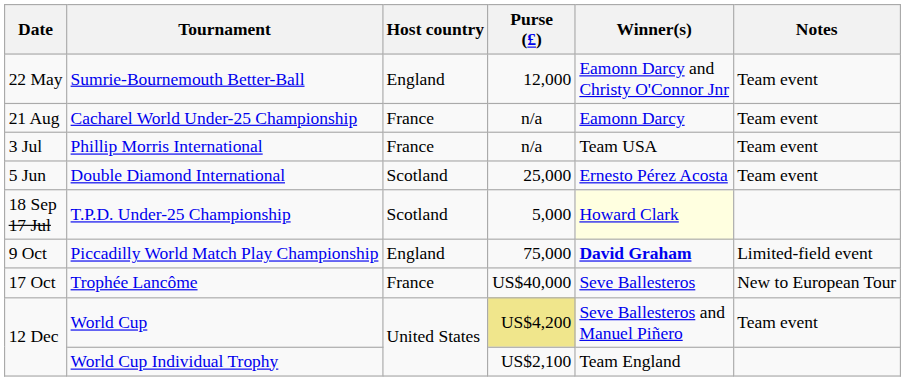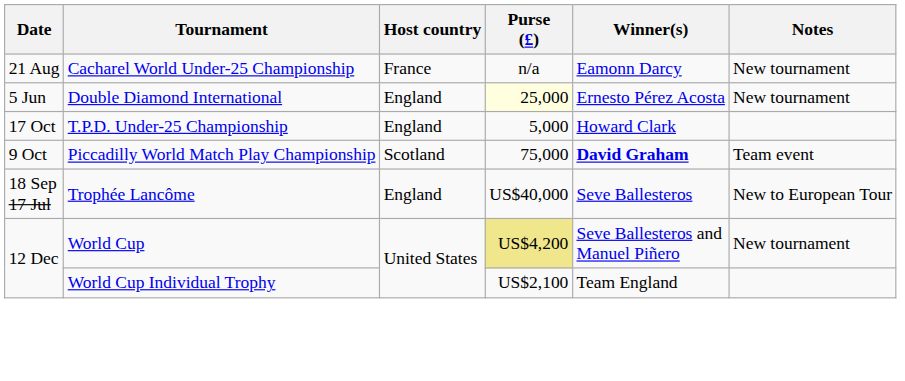- row: (188, 78)
(778, 118) Team event -> (791, 68) New tournament
- row: (167, 146)
(417, 175) Scotland -> (413, 97) England
(547, 175) no background -> (544, 97) lightyellow background
(778, 175) Team event -> (791, 97) New tournament
(33, 214) 18 Sep 17 Jul -> (32, 126) 17 Oct
(417, 214) Scotland -> (413, 126) England
(629, 214) lightyellow background -> (626, 126) no background
(416, 254) England -> (414, 155) Scotland
(805, 254) Limited-field event -> (773, 155) Team event
(32, 282) 17 Oct -> (33, 194) 18 Sep 17 Jul
(410, 282) France -> (413, 194) England
(778, 322) Team event -> (791, 243) New tournament
